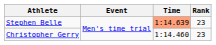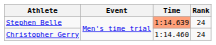(201, 22) 23 -> (201, 22) 24
(201, 34) 23 -> (201, 34) 24
